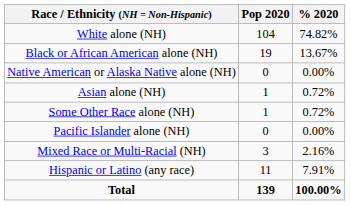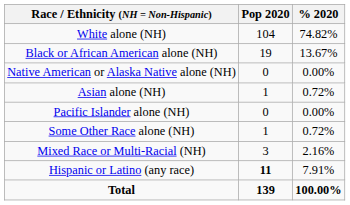rows swapped: (121, 131) <-> (121, 111)
(266, 170) normal -> (266, 170) bold
